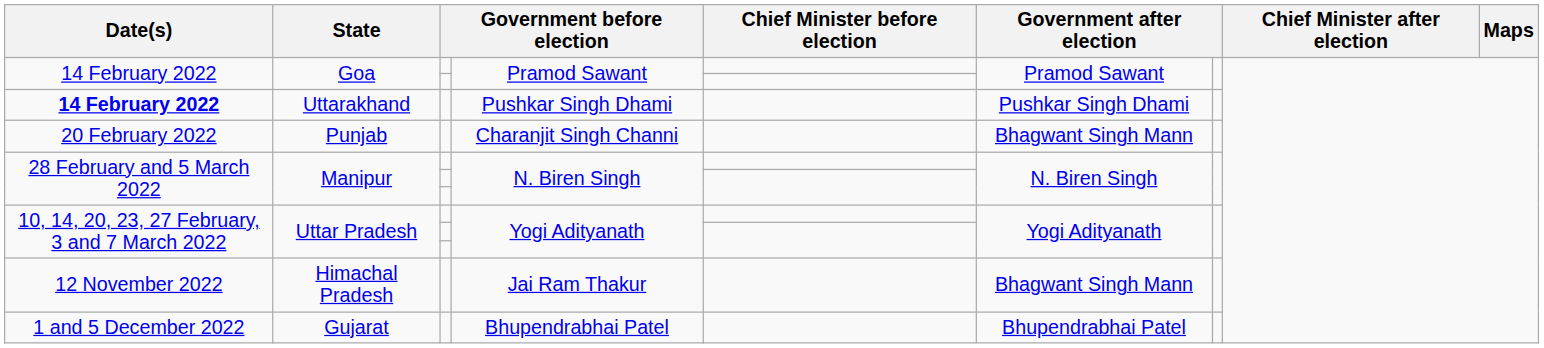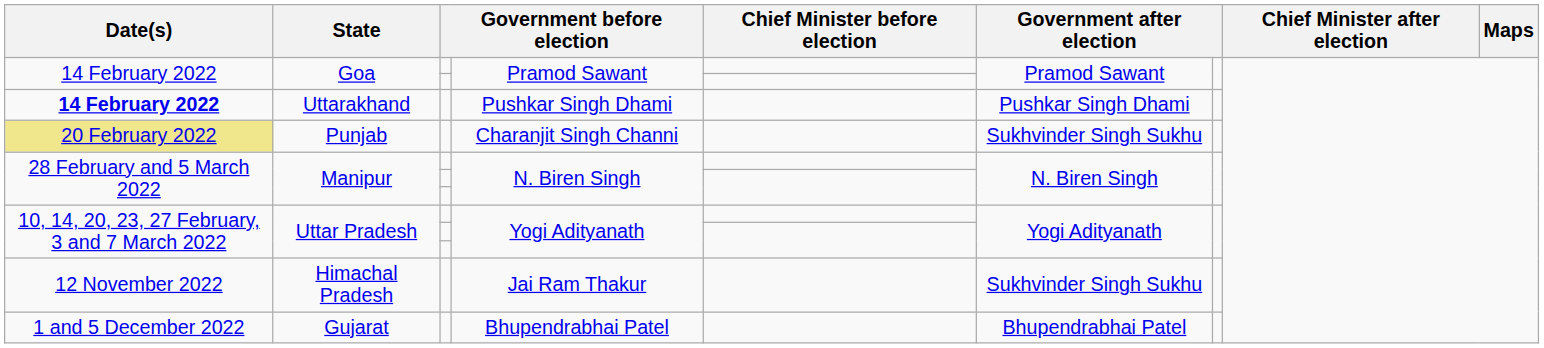(139, 135) no background -> (139, 135) khaki background
(1094, 135) Bhagwant Singh Mann -> (1094, 135) Sukhvinder Singh Sukhu
(1094, 284) Bhagwant Singh Mann -> (1094, 284) Sukhvinder Singh Sukhu
